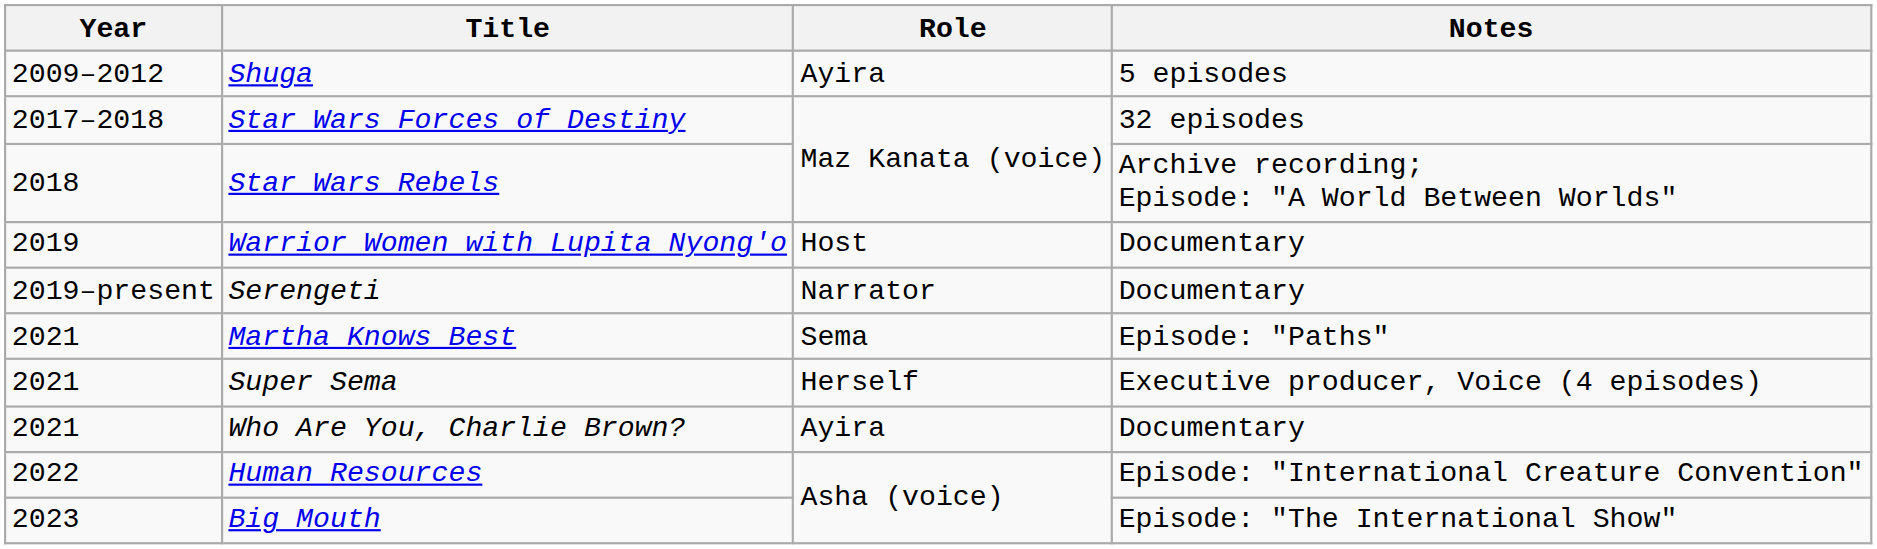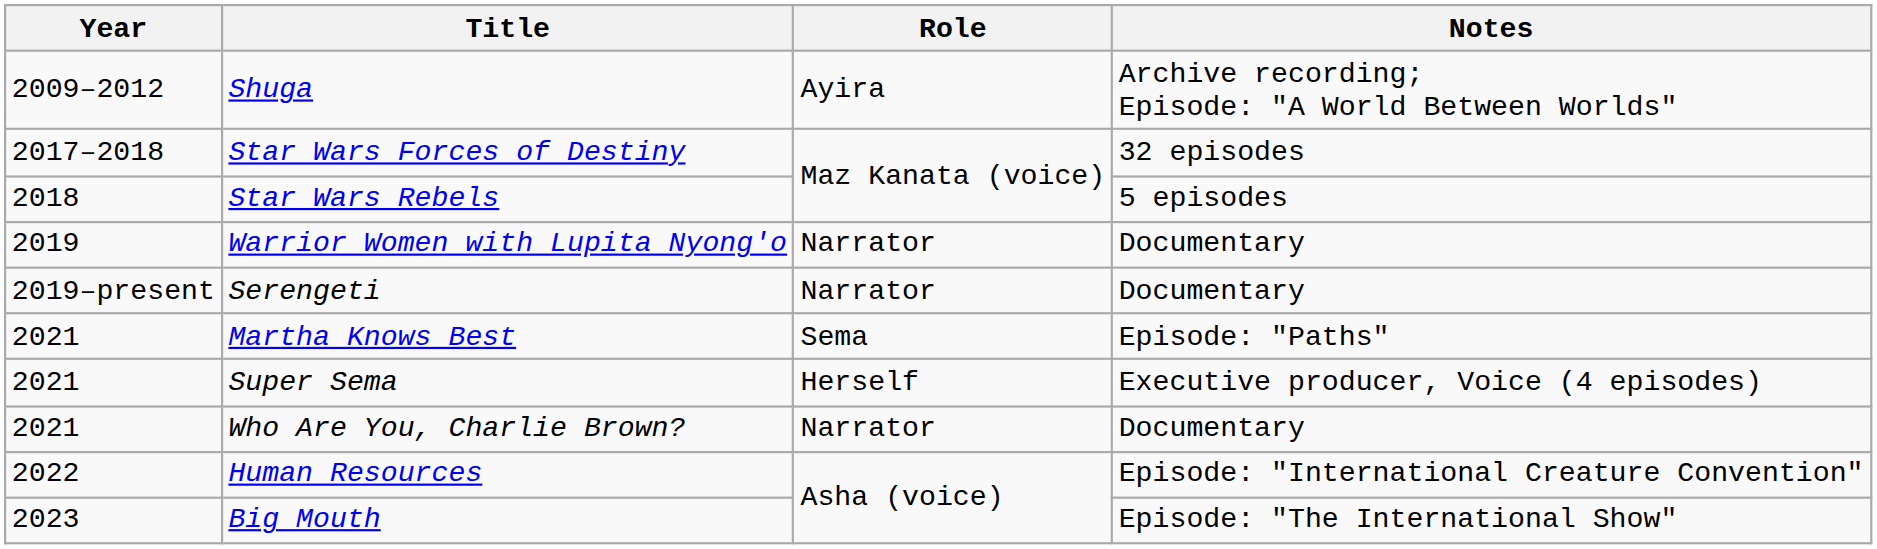(1203, 74) 5 episodes -> (1398, 90) Archive recording; Episode: "A World Between Worlds"
(1398, 182) Archive recording; Episode: "A World Between Worlds" -> (1203, 199) 5 episodes
(834, 245) Host -> (868, 245) Narrator
(843, 428) Ayira -> (868, 428) Narrator
